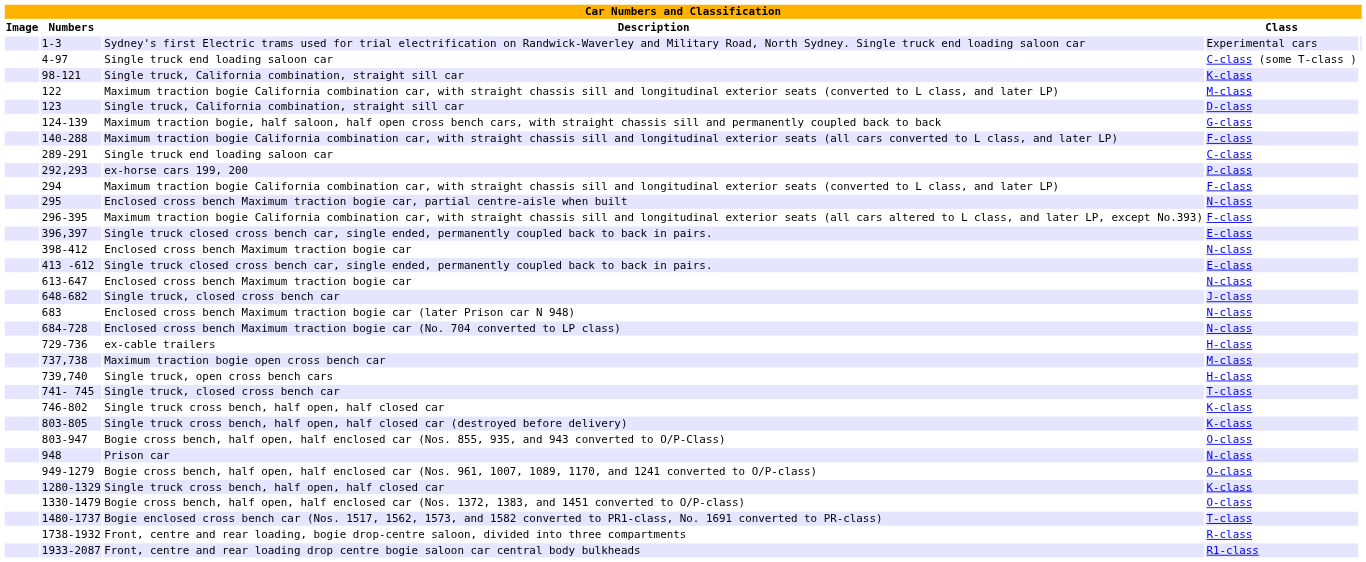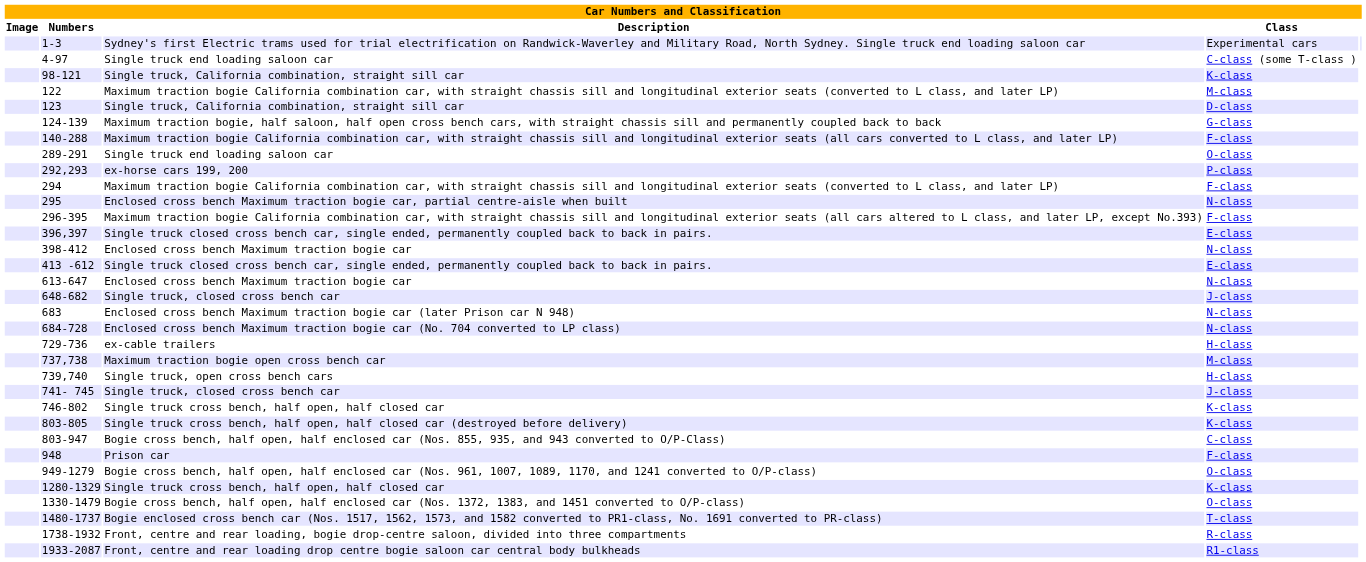(1229, 154) C-class -> (1229, 154) O-class
(1229, 392) T-class -> (1229, 392) J-class
(1229, 439) O-class -> (1229, 439) C-class
(1229, 455) N-class -> (1229, 455) F-class
